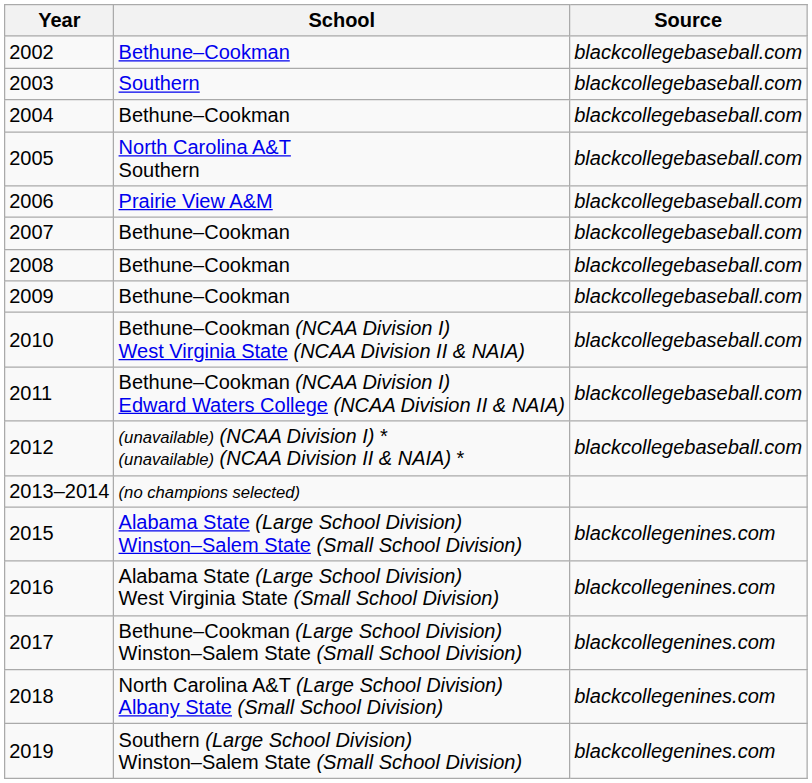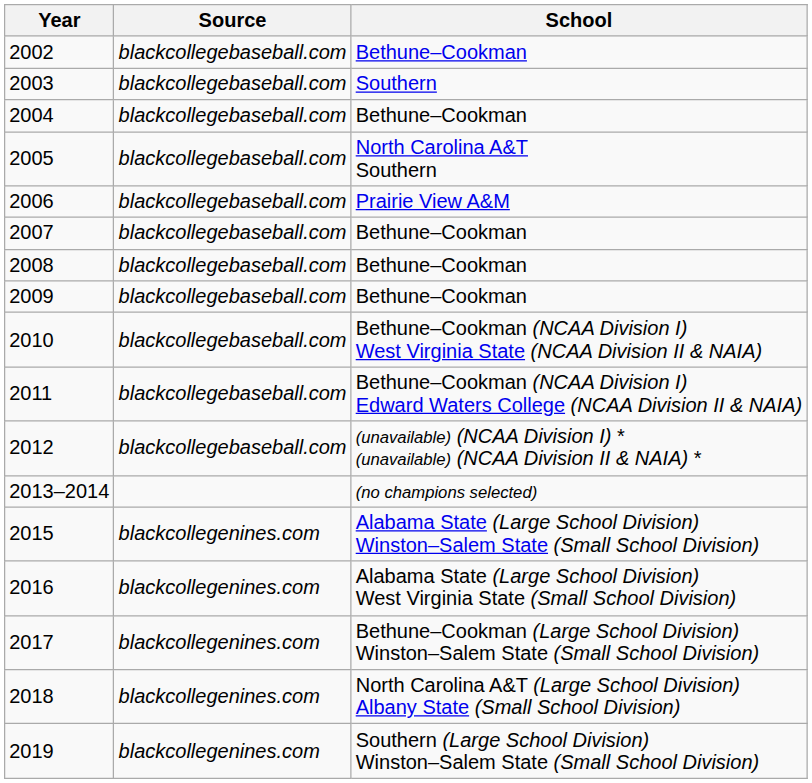columns swapped: (342, 20) <-> (688, 20)
